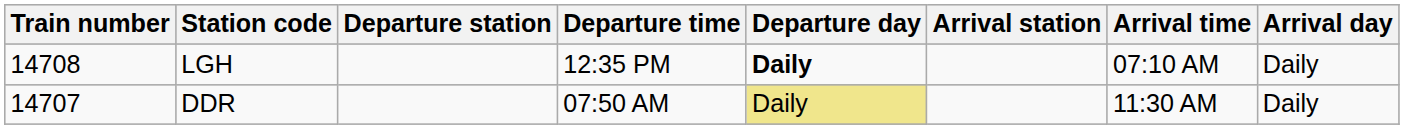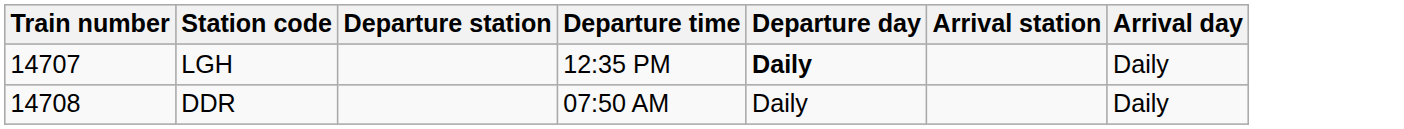- column: (1182, 24)
(46, 64) 14708 -> (46, 64) 14707
(46, 104) 14707 -> (46, 104) 14708
(780, 104) khaki background -> (780, 104) no background
